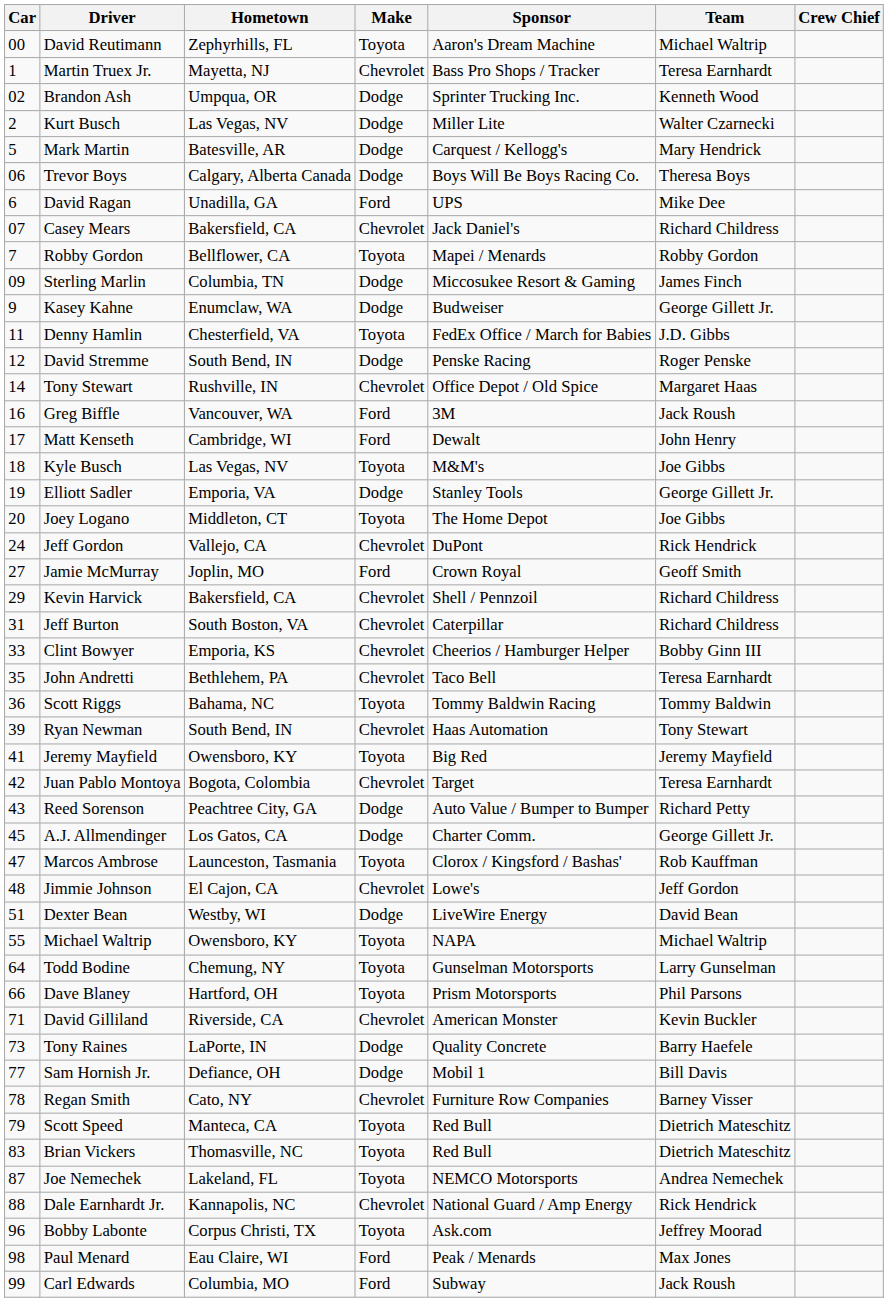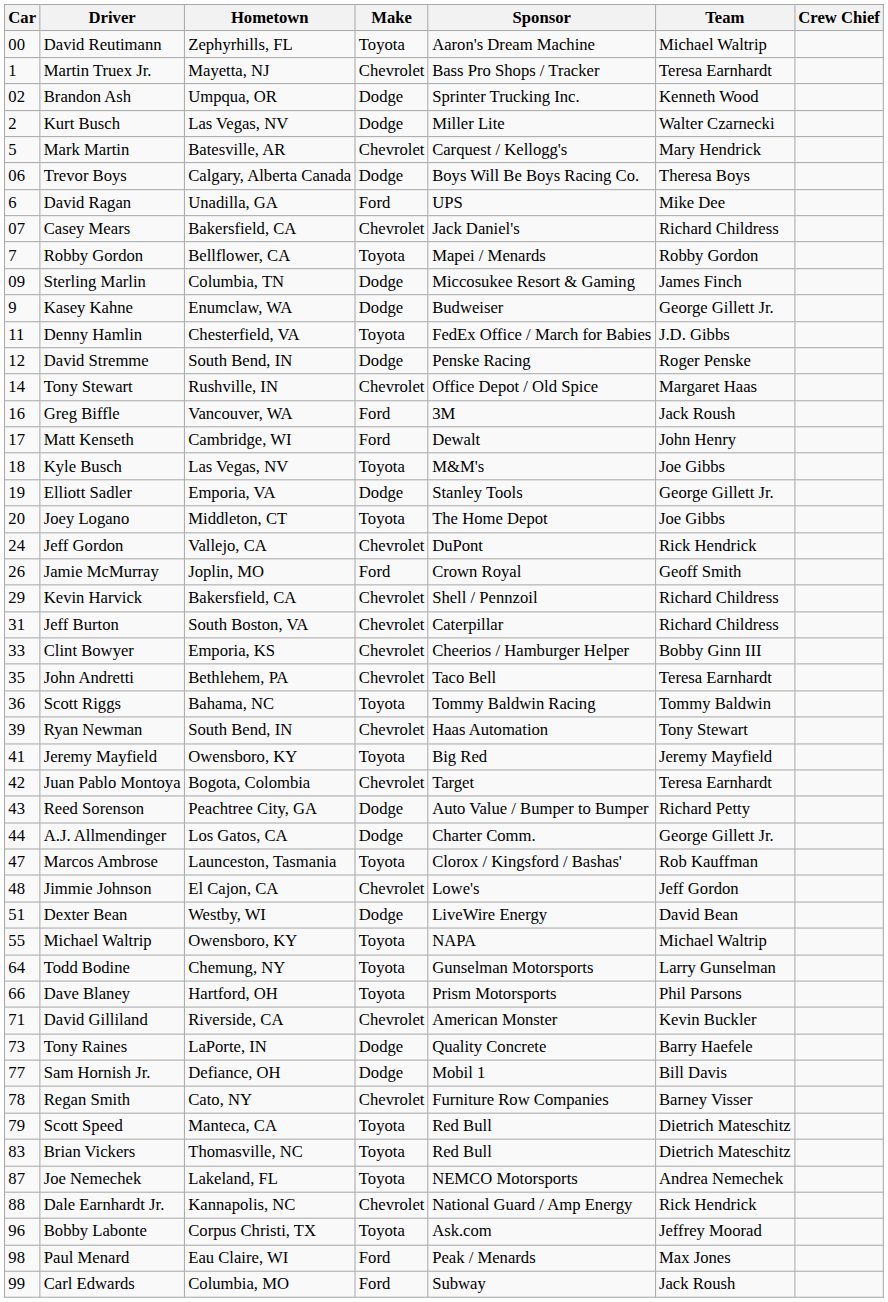(381, 149) Dodge -> (392, 149) Chevrolet
(17, 571) 27 -> (17, 571) 26
(17, 835) 45 -> (17, 835) 44
